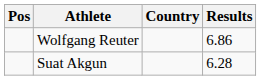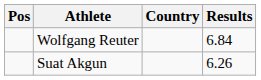(219, 39) 6.86 -> (219, 39) 6.84
(219, 63) 6.28 -> (219, 63) 6.26
